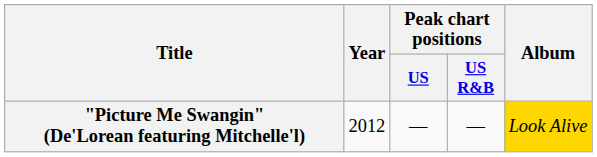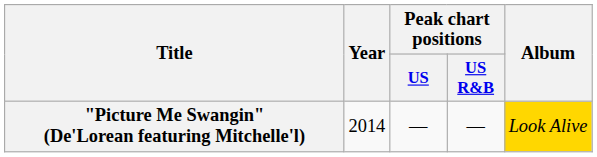(367, 126) 2012 -> (367, 126) 2014
